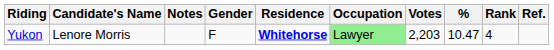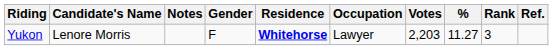(353, 34) lightgreen background -> (353, 34) no background
(464, 34) 10.47 -> (463, 34) 11.27
(489, 34) 4 -> (488, 34) 3
